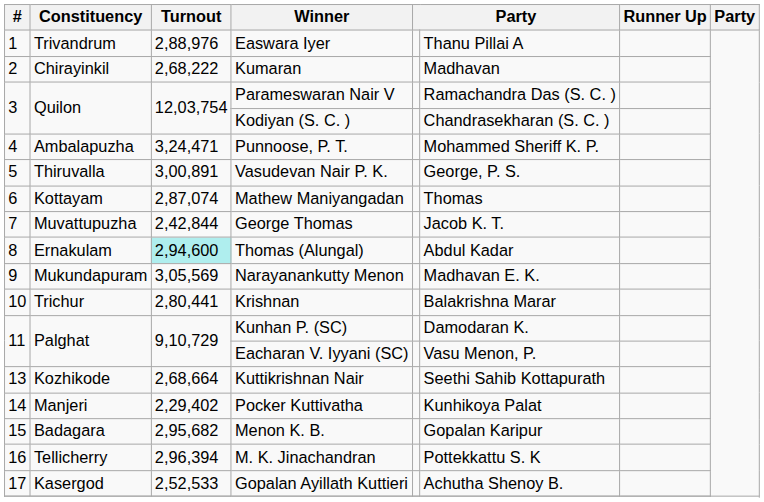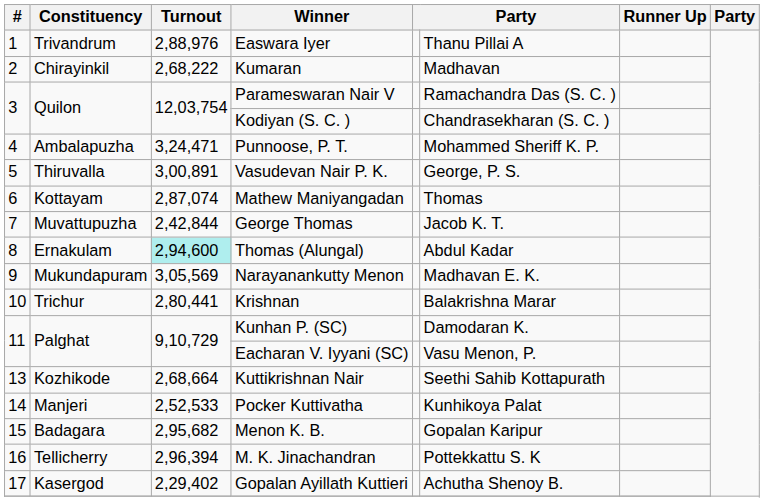(187, 405) 2,29,402 -> (187, 405) 2,52,533
(187, 483) 2,52,533 -> (187, 483) 2,29,402
